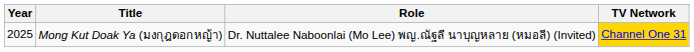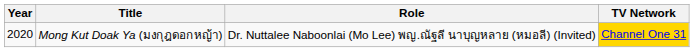(20, 34) 2025 -> (20, 34) 2020
